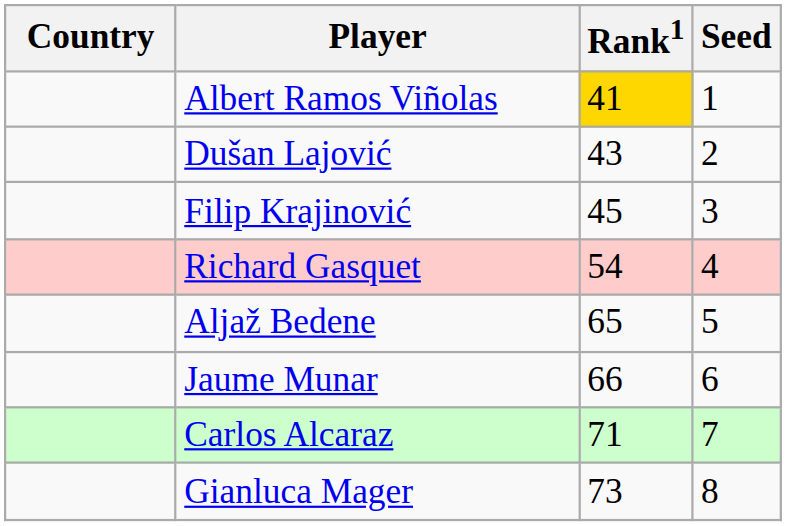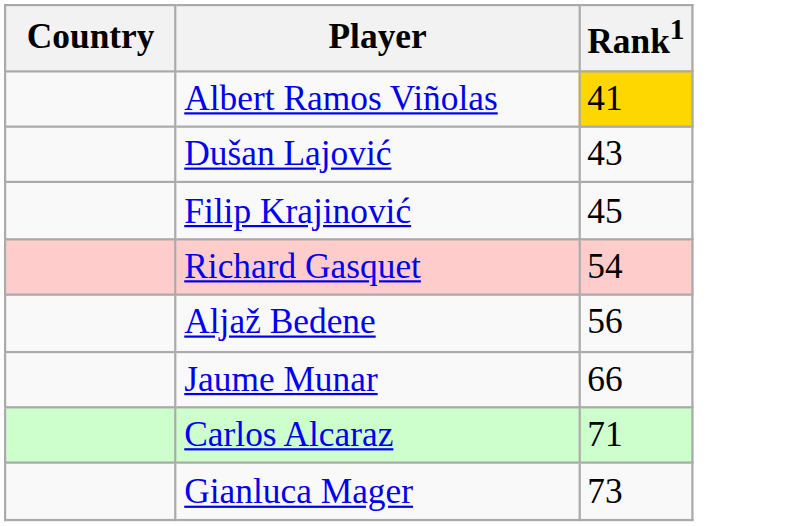- column: (736, 37)
(605, 322) 65 -> (605, 322) 56
